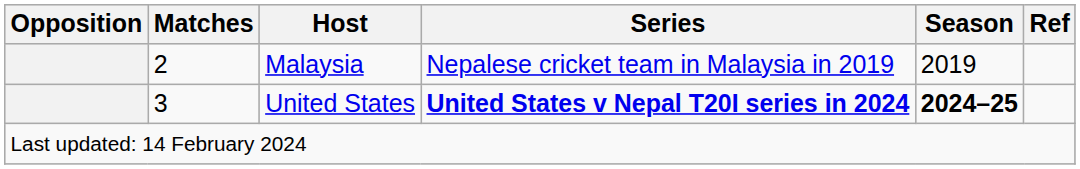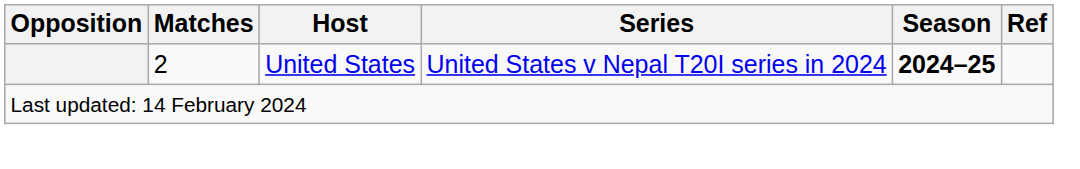- row: (314, 63)
(161, 103) 3 -> (161, 63) 2
(668, 103) bold -> (657, 63) normal
